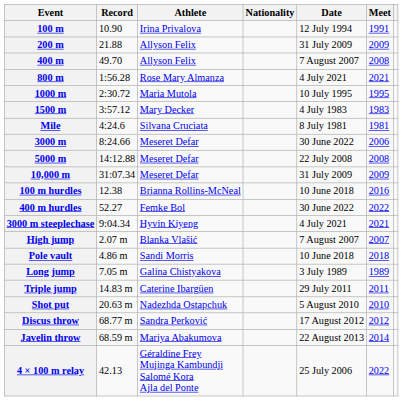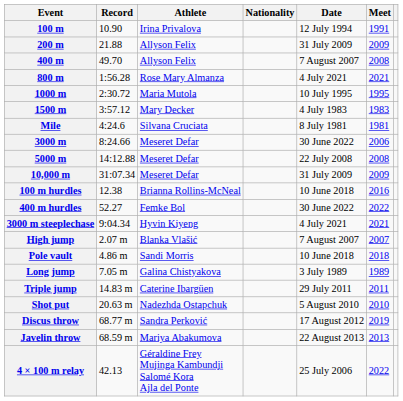(379, 321) 2012 -> (379, 321) 2019
(379, 337) 2014 -> (379, 337) 2013
